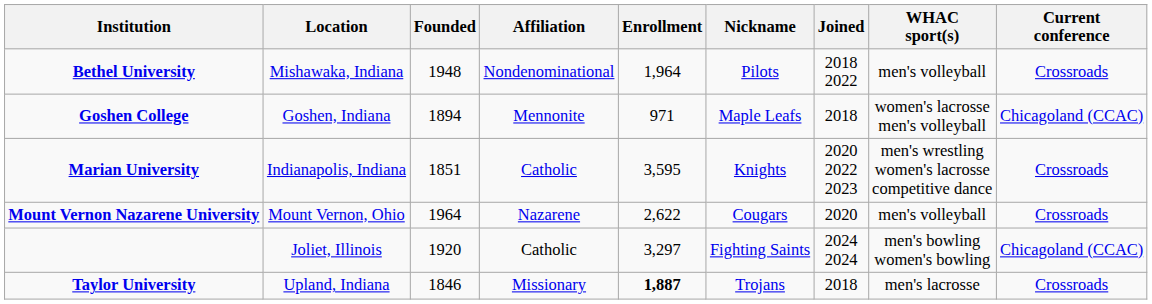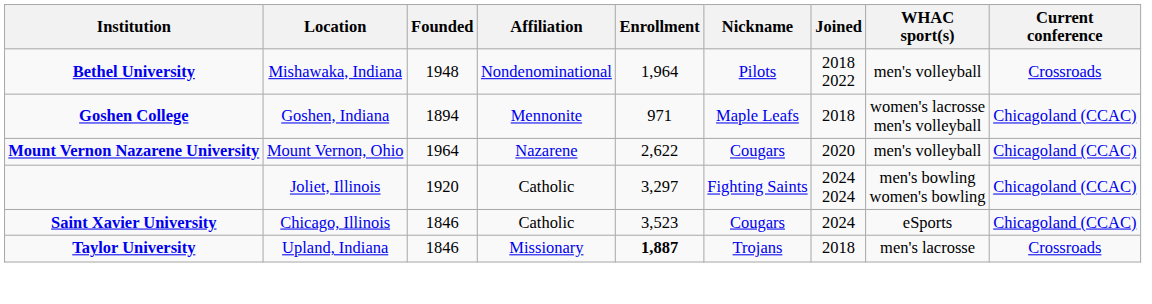- row: (134, 170)
(1072, 214) Crossroads -> (1065, 151) Chicagoland (CCAC)
+ row: (134, 222)
